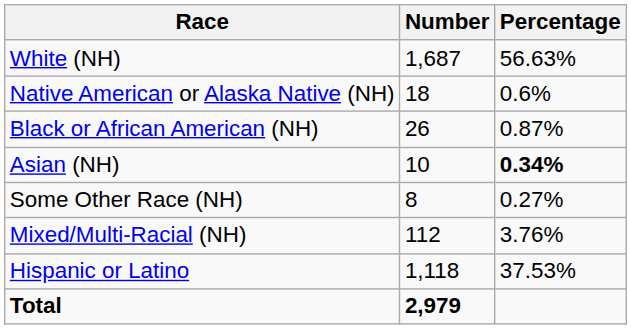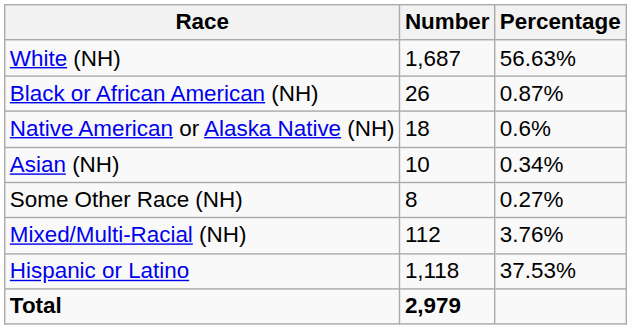rows swapped: (164, 128) <-> (202, 93)
(532, 164) bold -> (532, 164) normal
